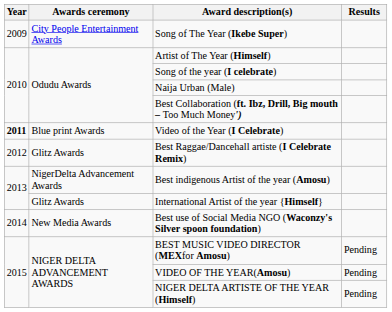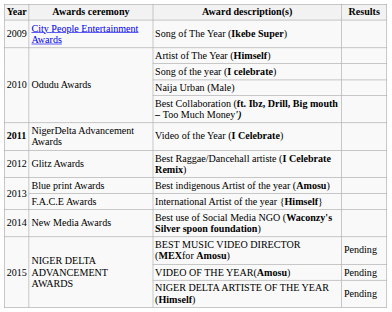(68, 131) Blue print Awards -> (83, 136) NigerDelta Advancement Awards
(83, 180) NigerDelta Advancement Awards -> (68, 185) Blue print Awards
(58, 201) Glitz Awards -> (64, 201) F.A.C.E Awards
